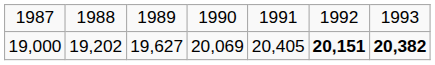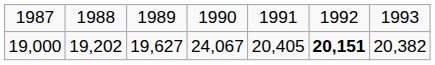(217, 45) 20,069 -> (217, 45) 24,067
(400, 45) bold -> (400, 45) normal
